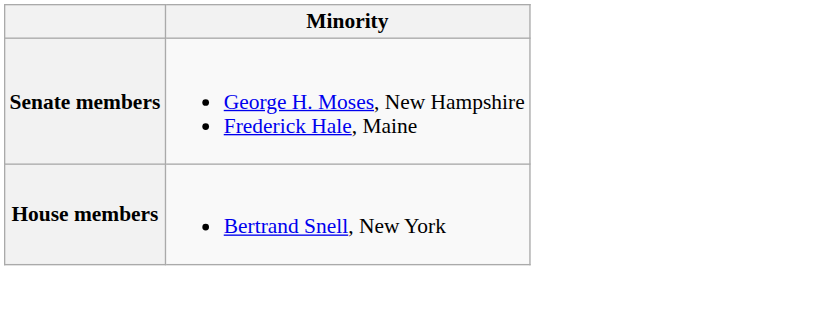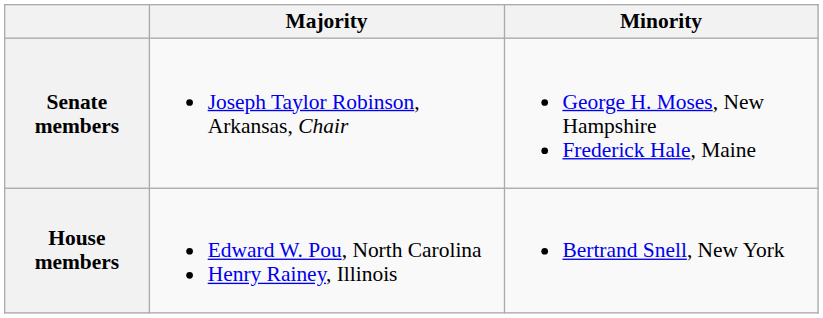+ column: (327, 21)
